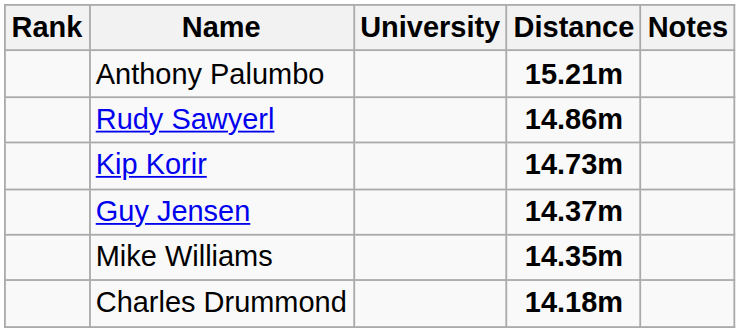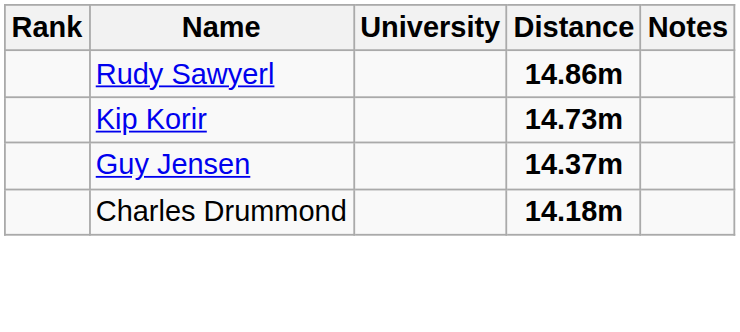- row: (210, 73)
- row: (184, 257)
